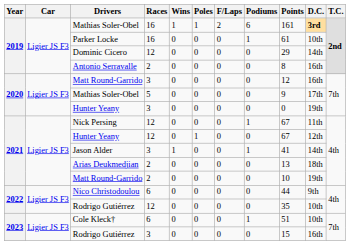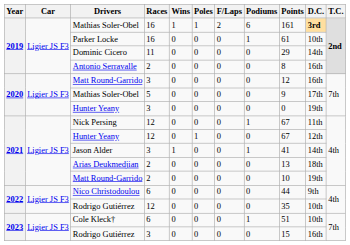(151, 52) 12 -> (150, 52) 11
